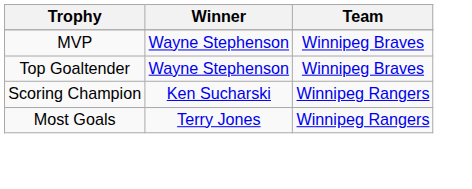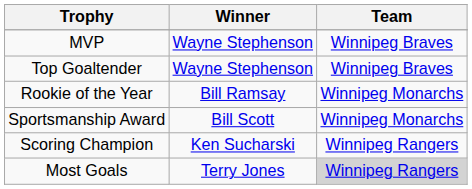+ row: (87, 94)
+ row: (87, 119)
(363, 119) no background -> (392, 171) lightgrey background
